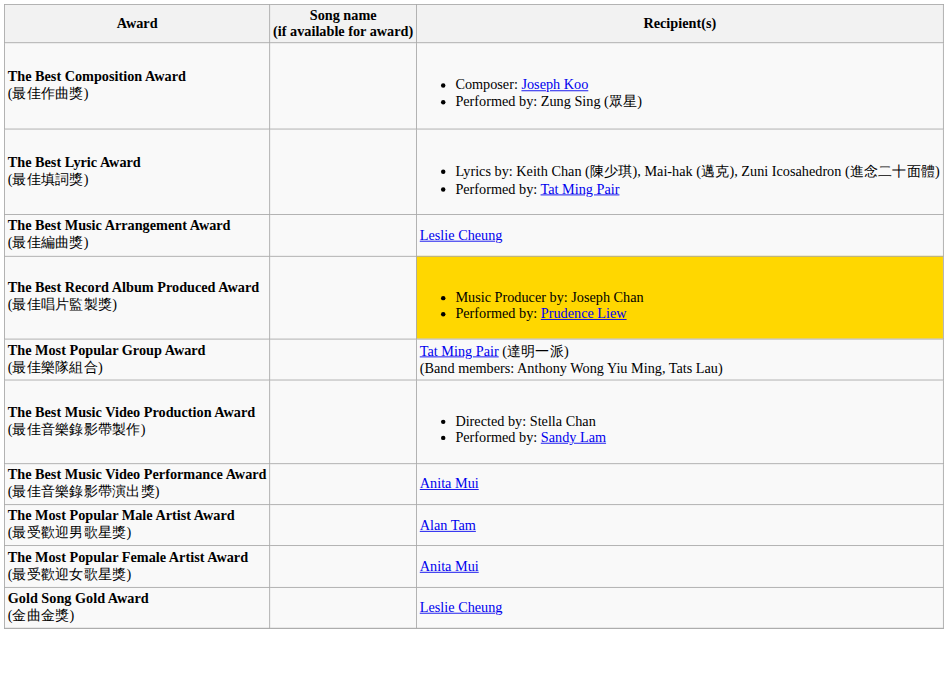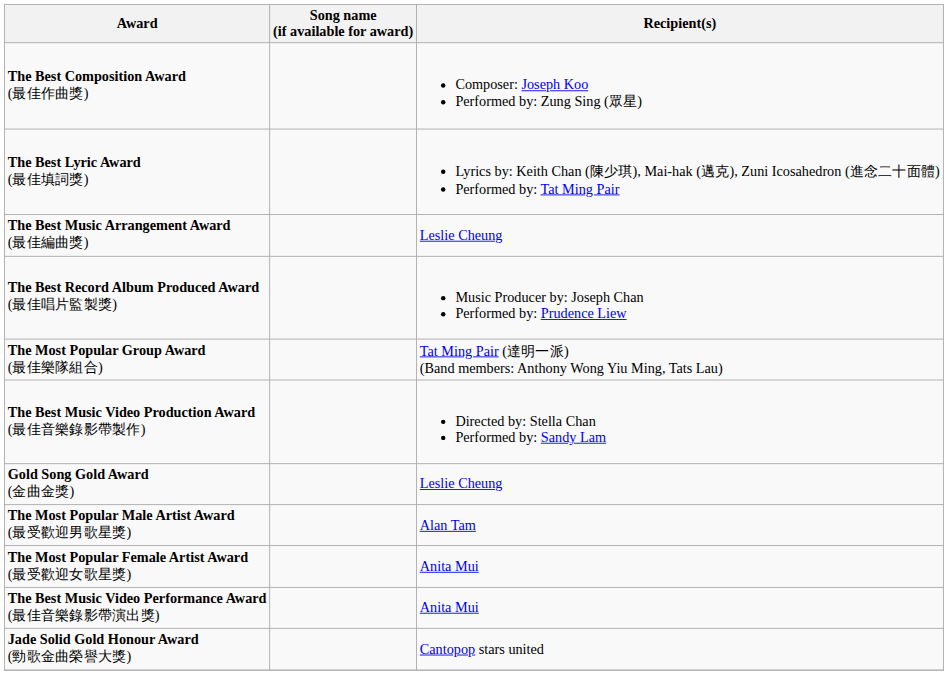(680, 305) gold background -> (680, 305) no background
rows swapped: (137, 483) <-> (78, 606)
+ row: (103, 648)
